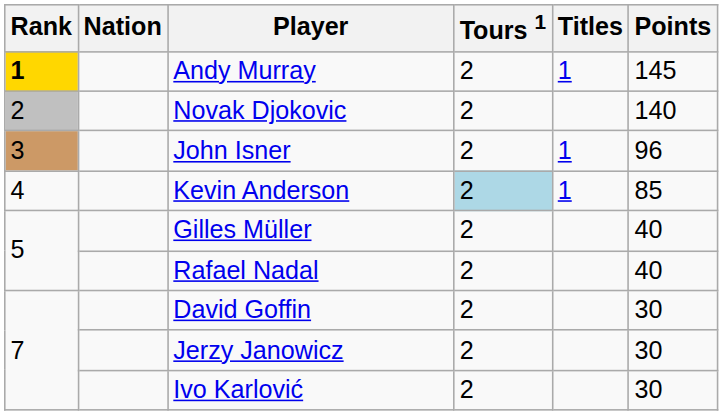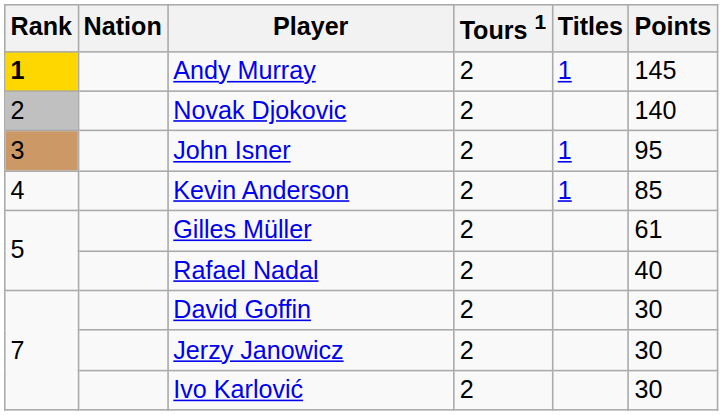(648, 150) 96 -> (648, 150) 95
(467, 190) lightblue background -> (467, 190) no background
(648, 230) 40 -> (648, 230) 61
